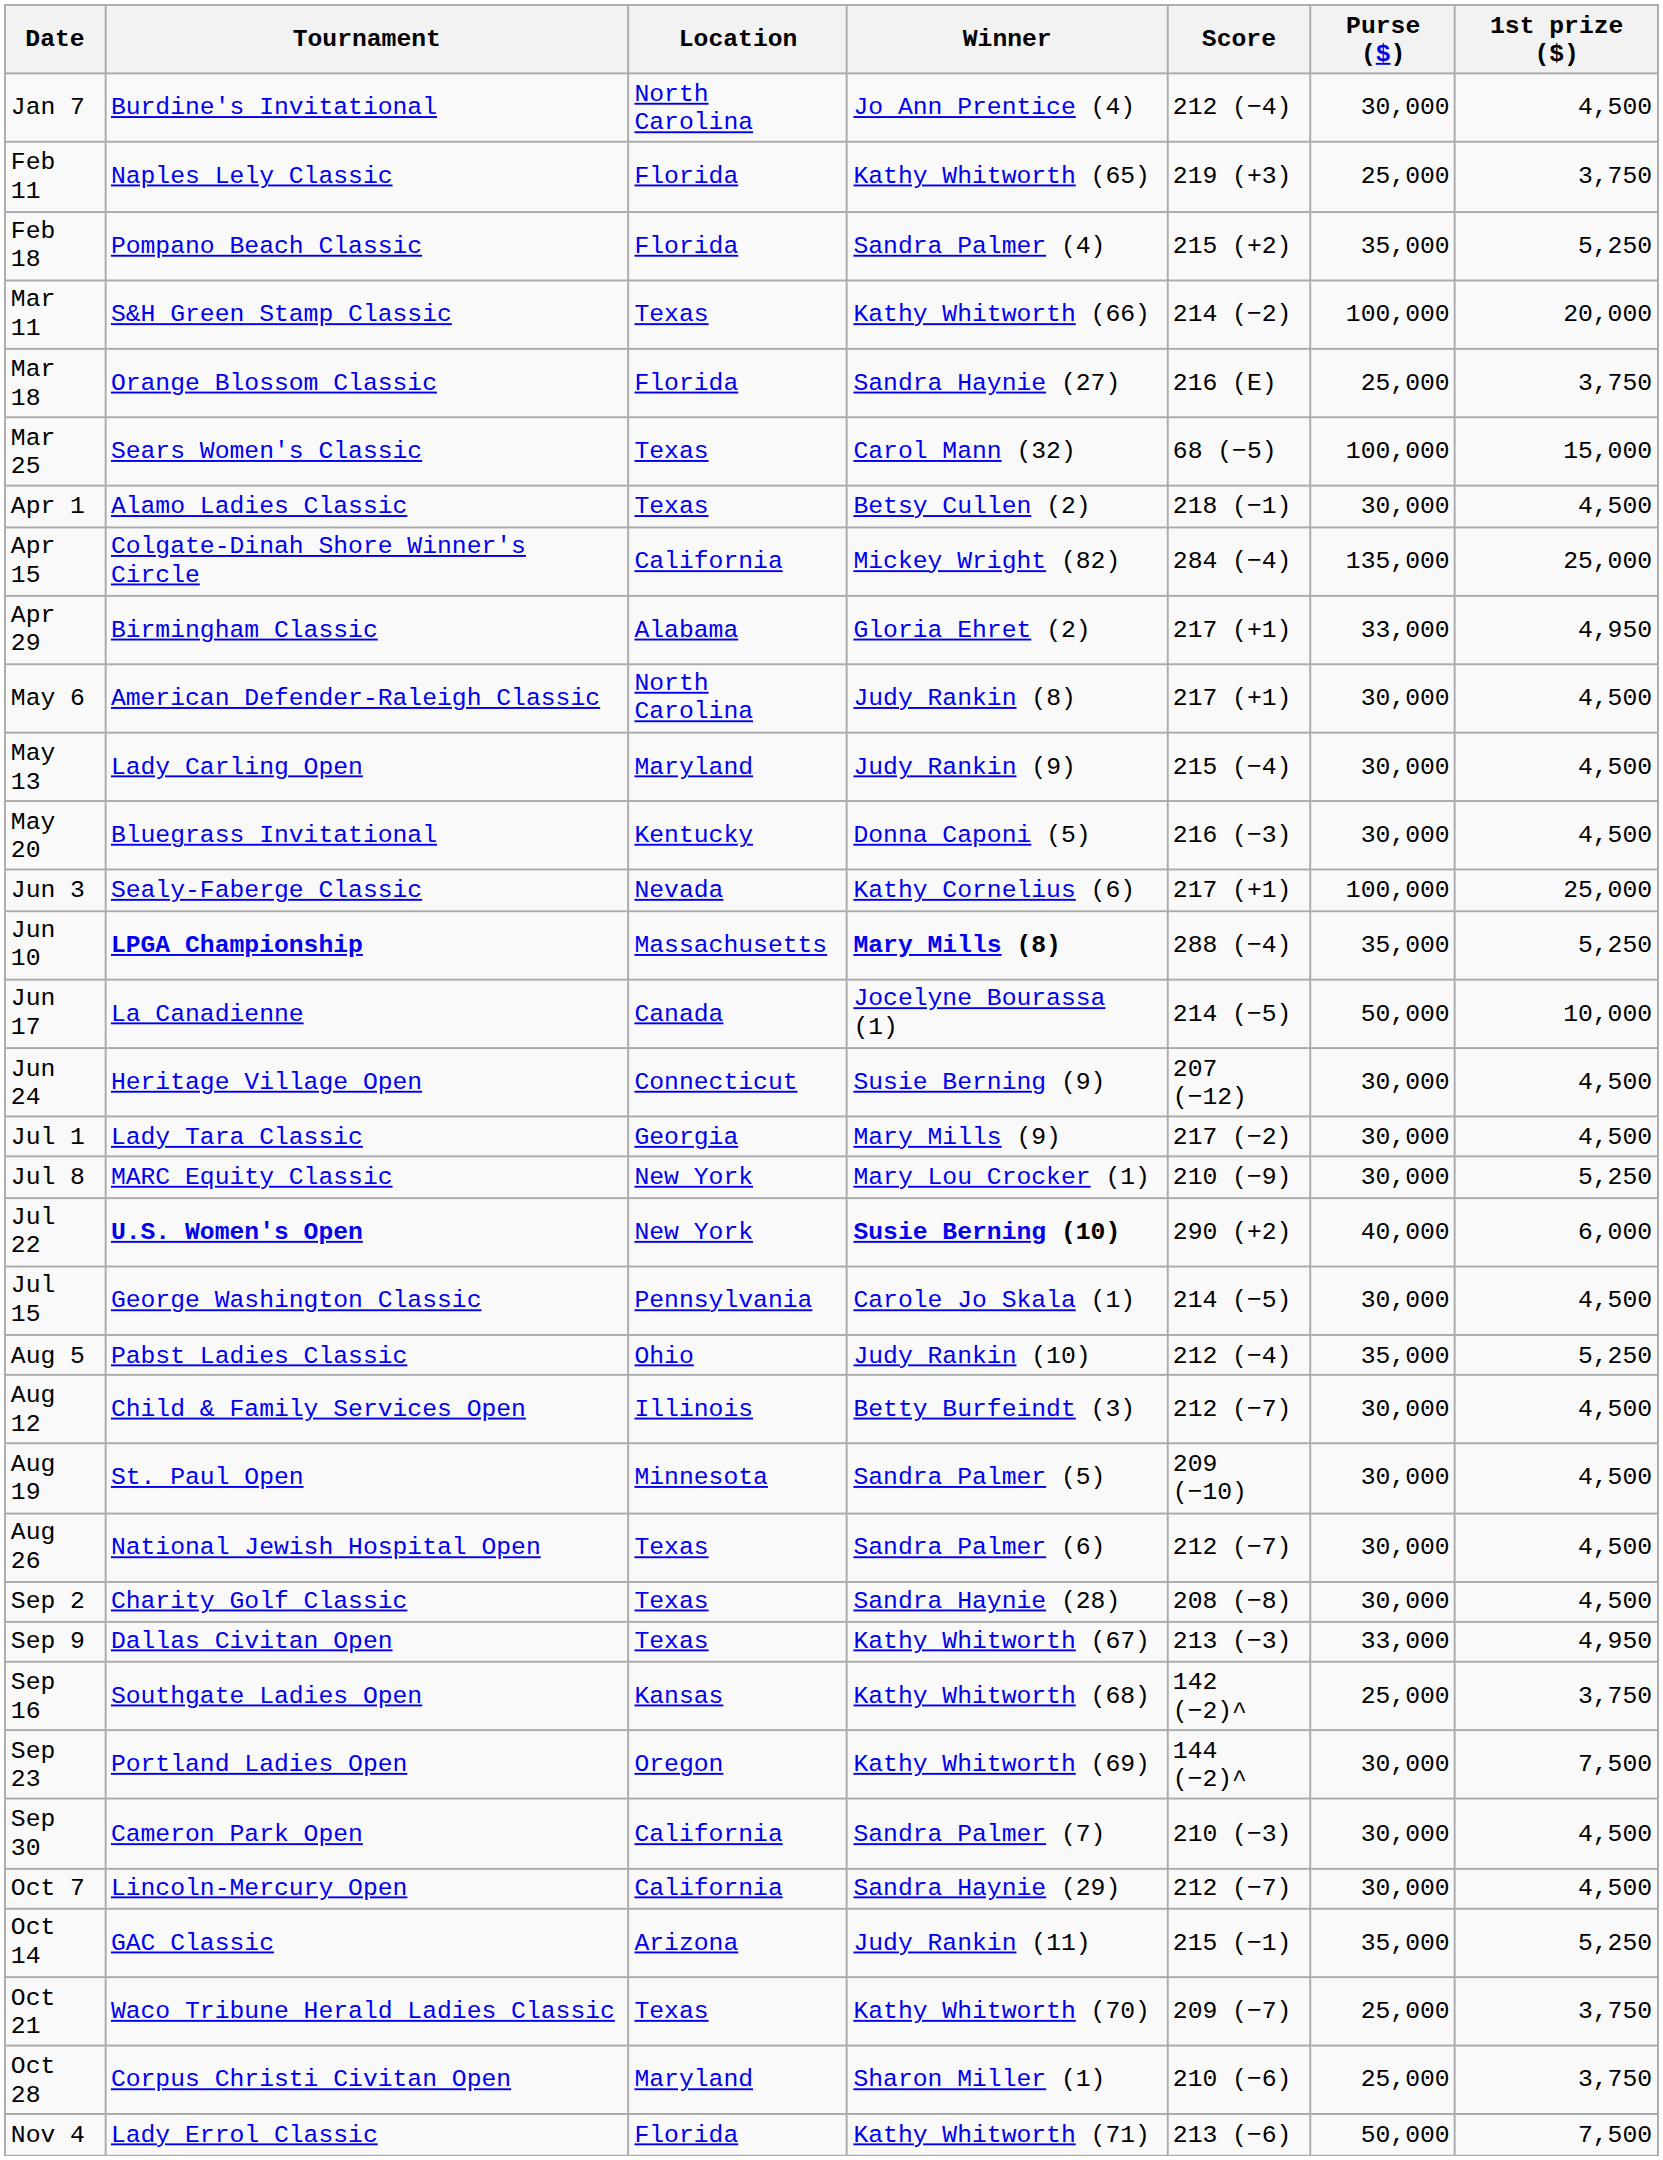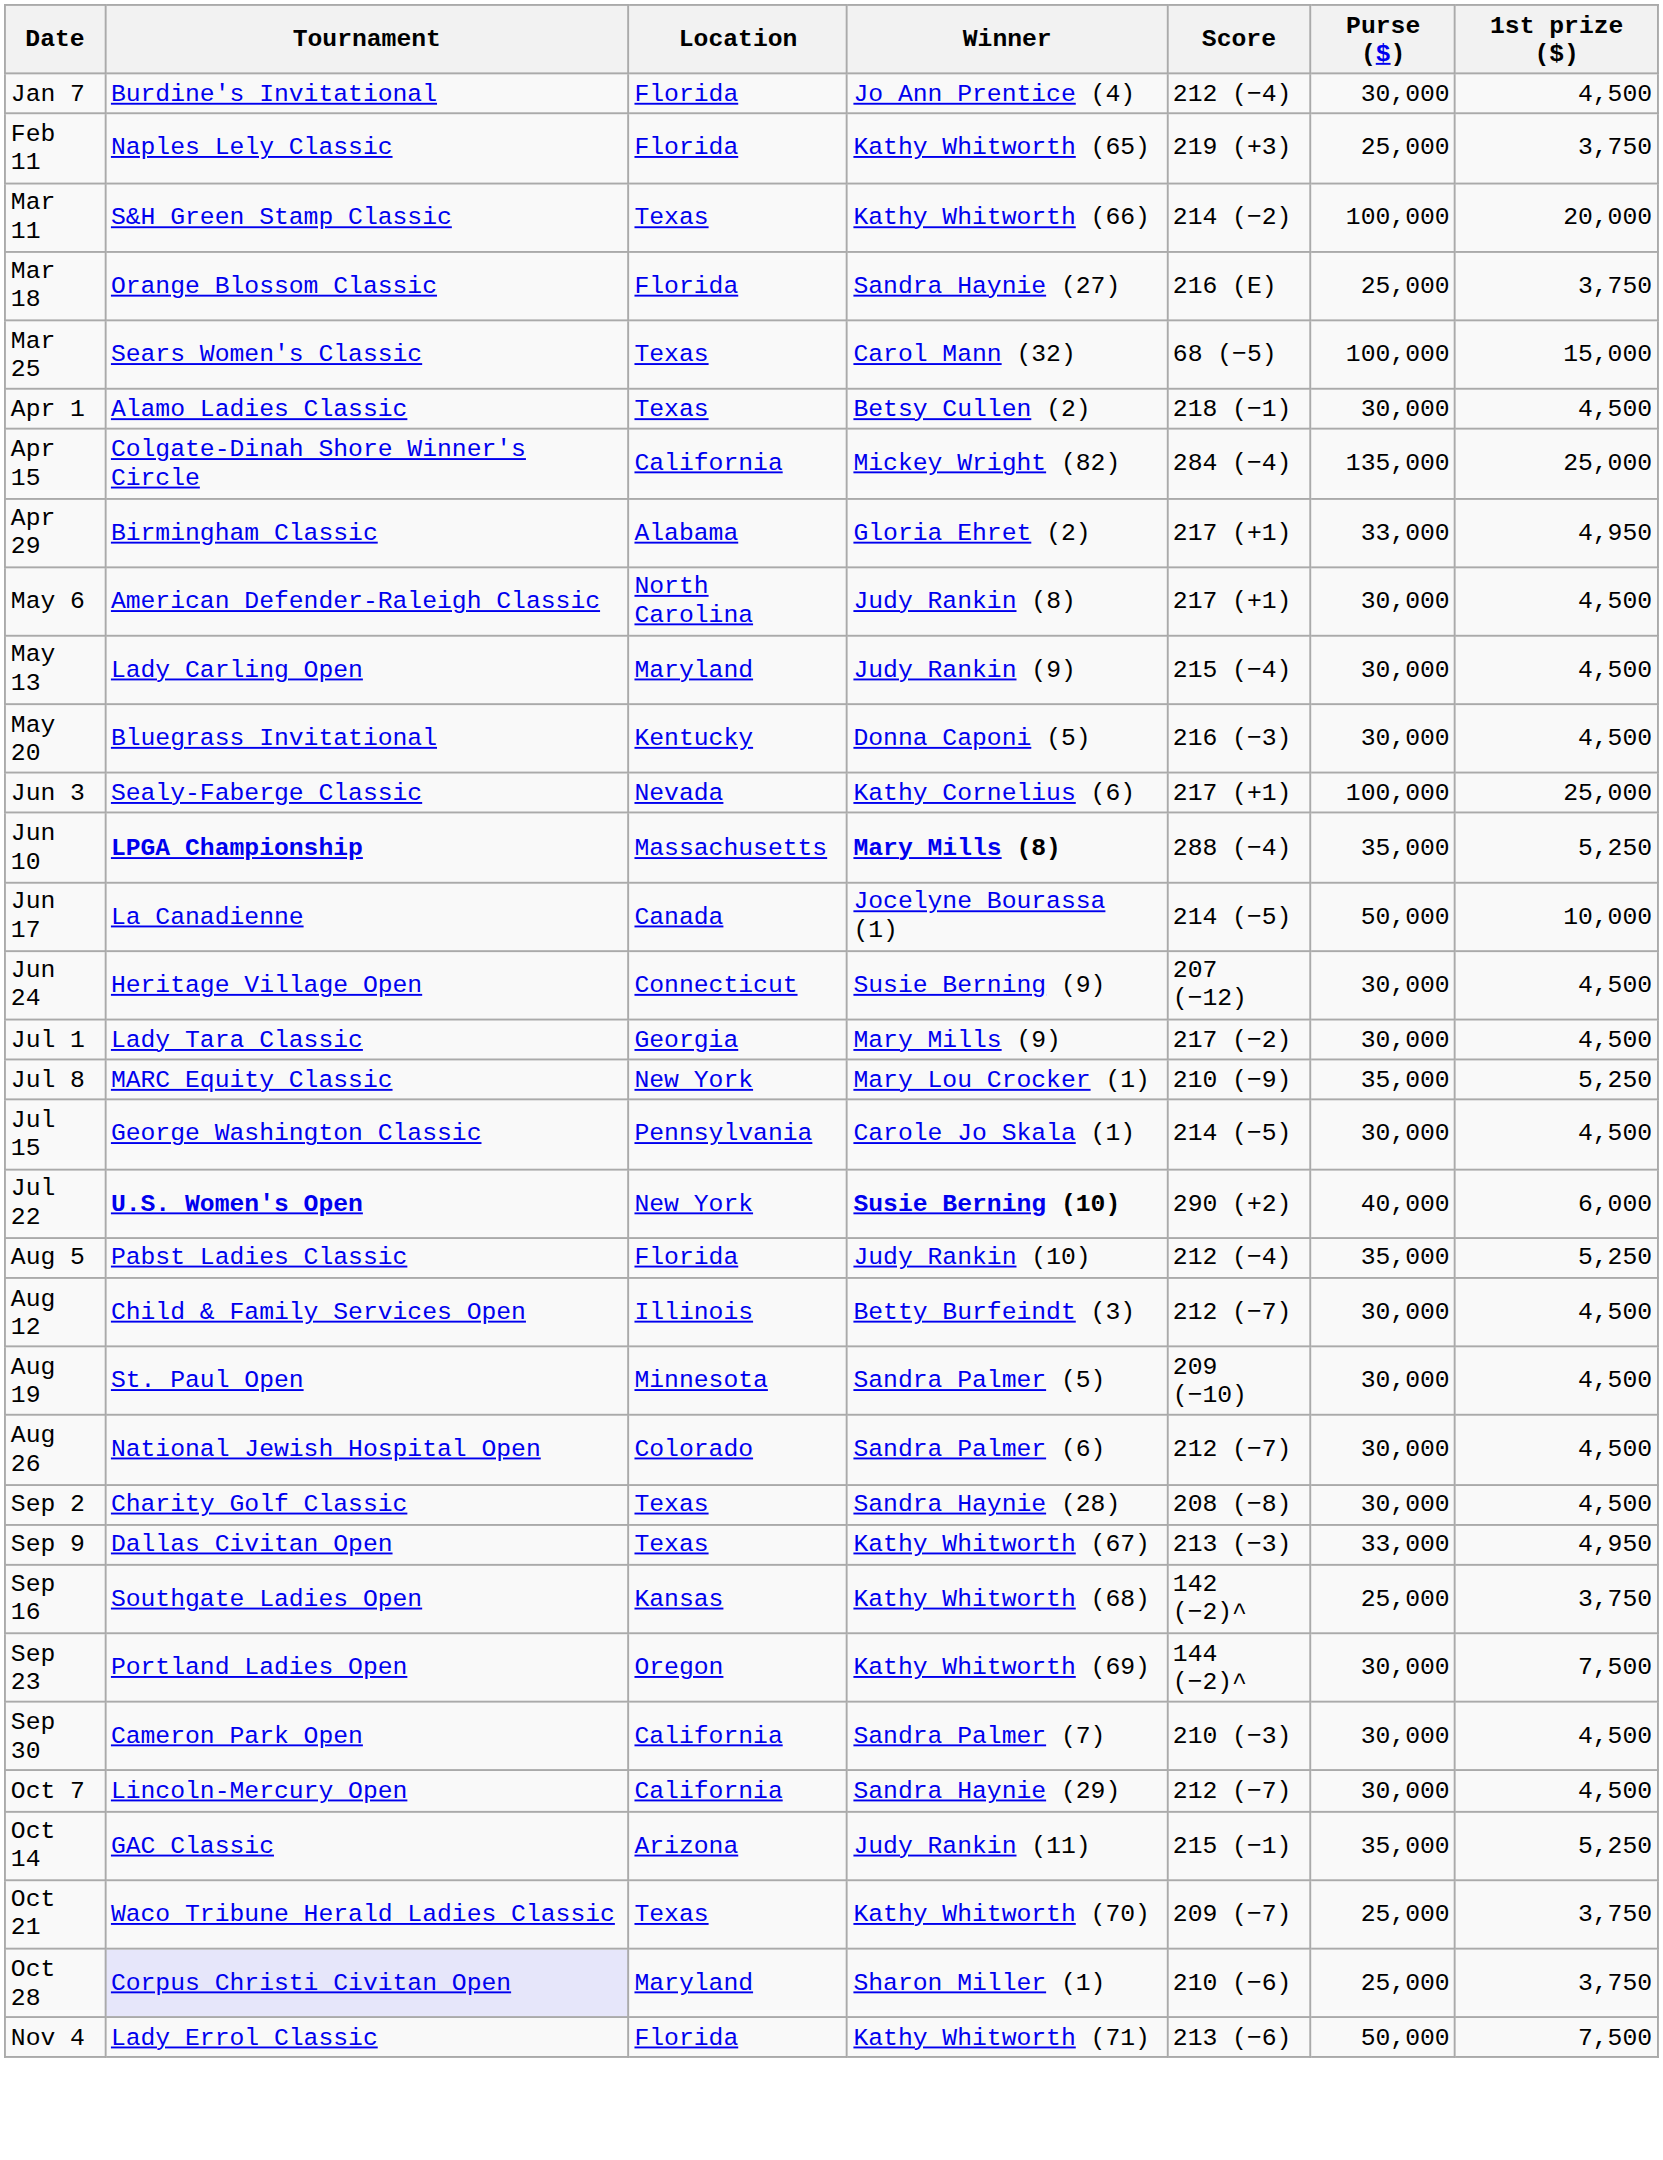(694, 108) North Carolina -> (686, 94) Florida
- row: (33, 246)
(1405, 1177) 30,000 -> (1405, 1080) 35,000
rows swapped: (33, 1300) <-> (33, 1232)
(664, 1355) Ohio -> (686, 1258) Florida
(672, 1547) Texas -> (694, 1450) Colorado
(311, 2080) no background -> (311, 1983) lavender background
